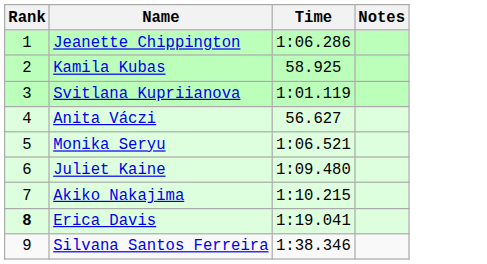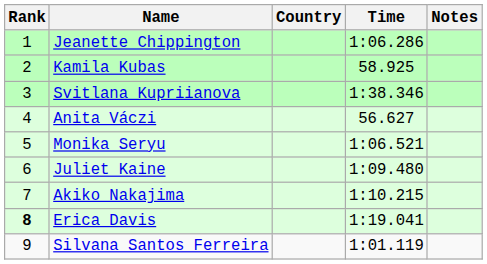+ column: (309, 17)
(313, 94) 1:01.119 -> (386, 94) 1:38.346
(313, 246) 1:38.346 -> (386, 246) 1:01.119
